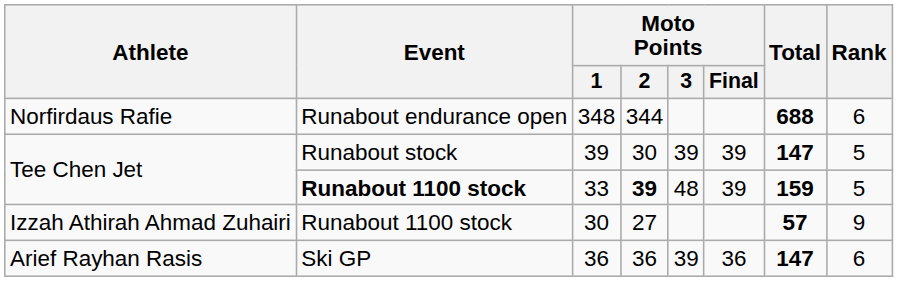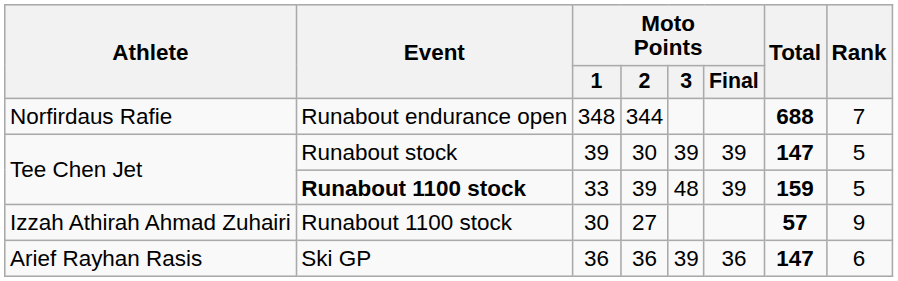(859, 117) 6 -> (859, 117) 7
(644, 188) bold -> (644, 188) normal
